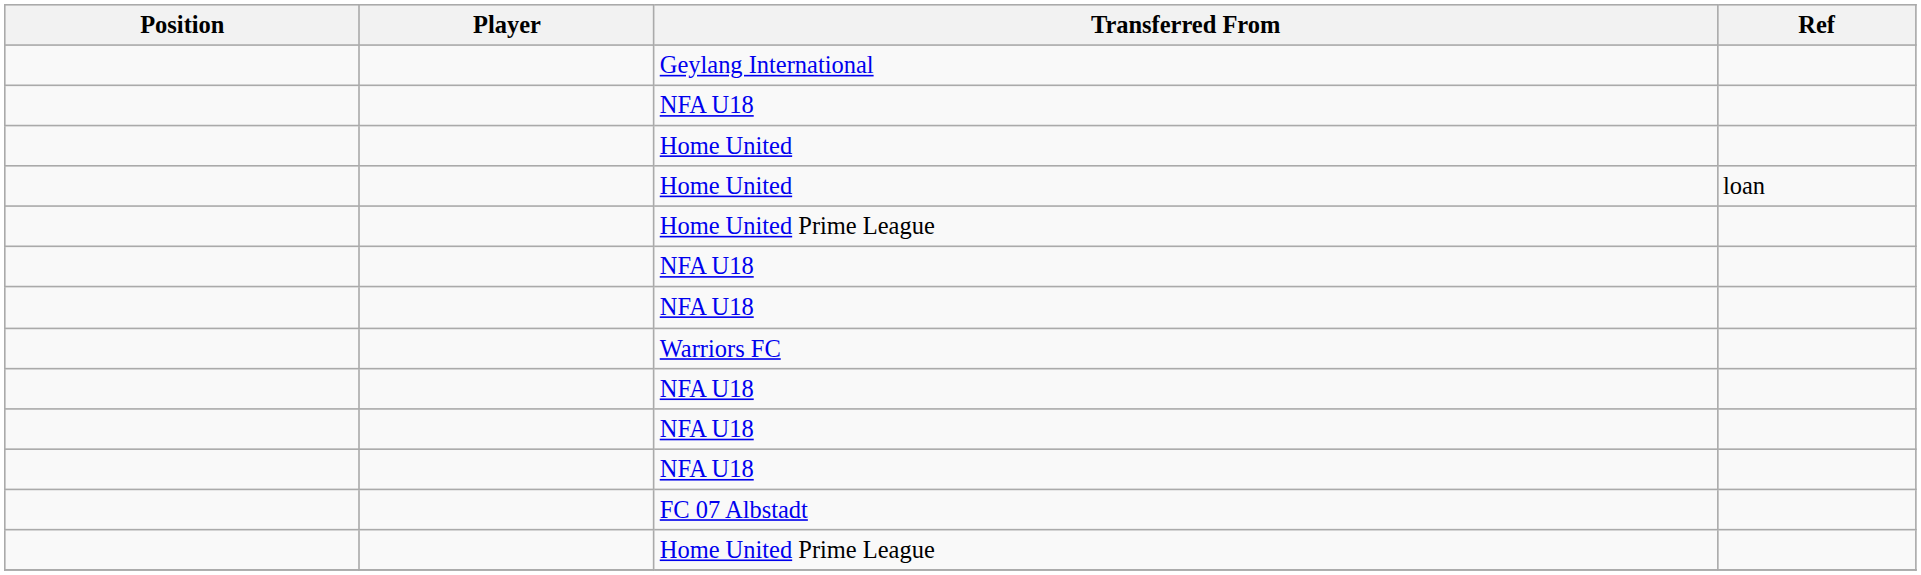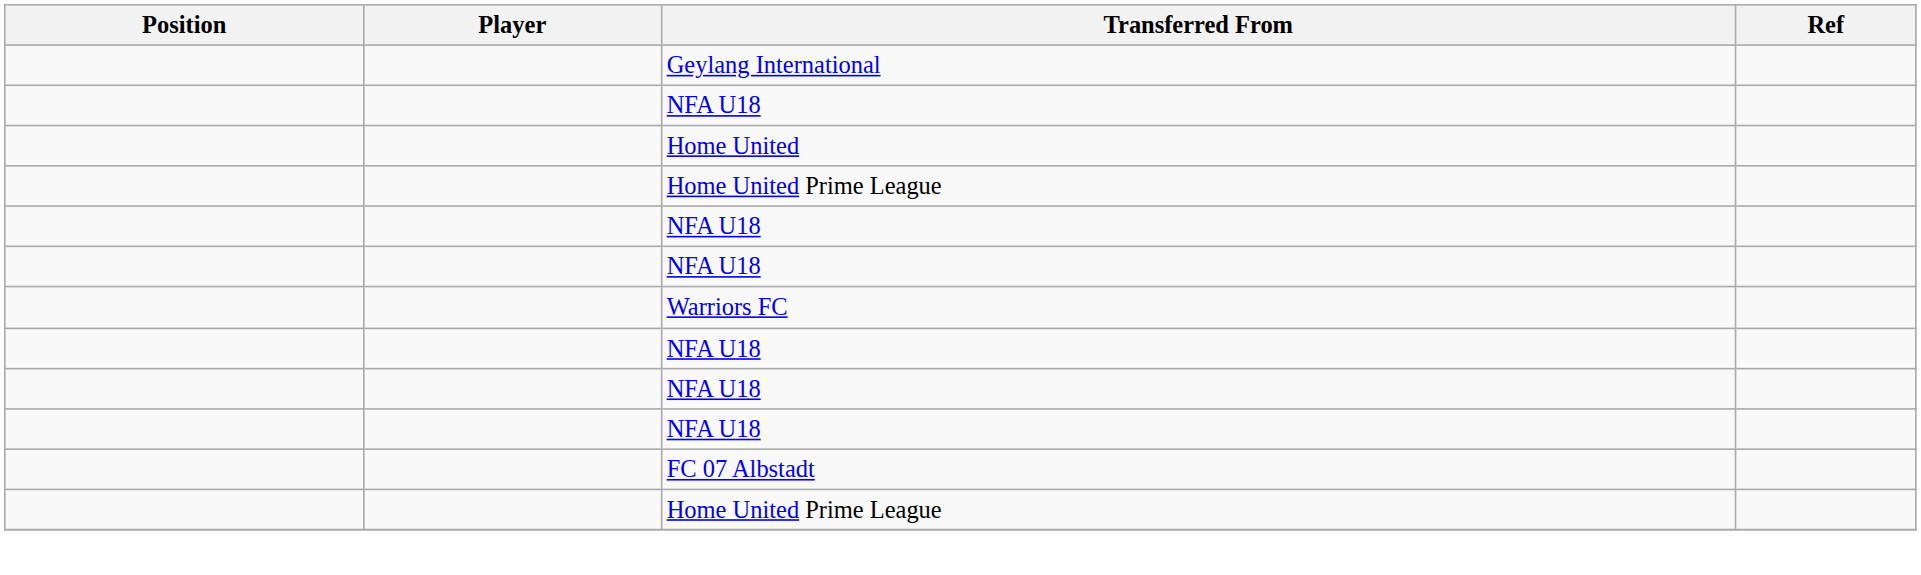- row: (726, 186)
